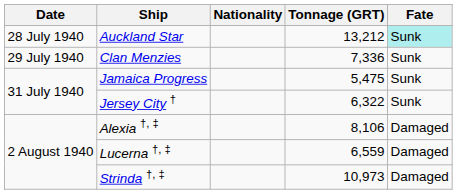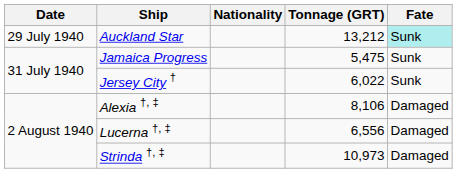(46, 36) 28 July 1940 -> (46, 36) 29 July 1940
- row: (140, 57)
(368, 102) 6,322 -> (368, 80) 6,022
(368, 152) 6,559 -> (368, 130) 6,556
